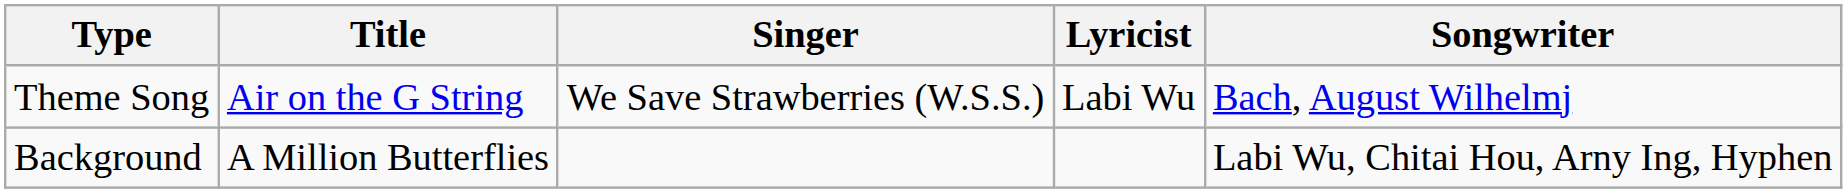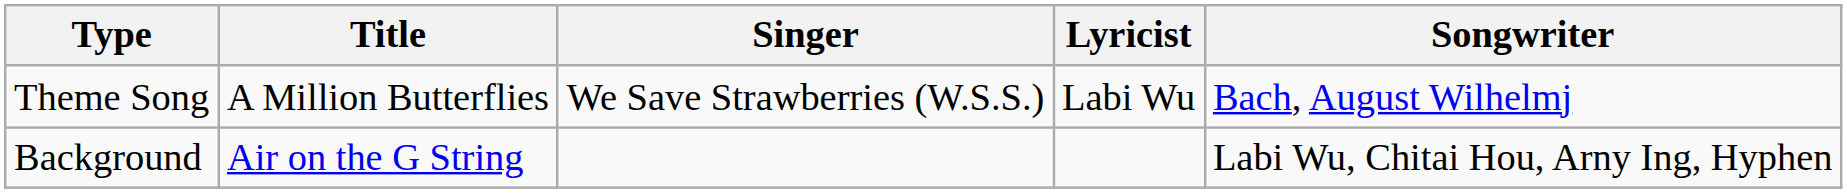(375, 95) Air on the G String -> (388, 95) A Million Butterflies
(388, 156) A Million Butterflies -> (375, 156) Air on the G String
